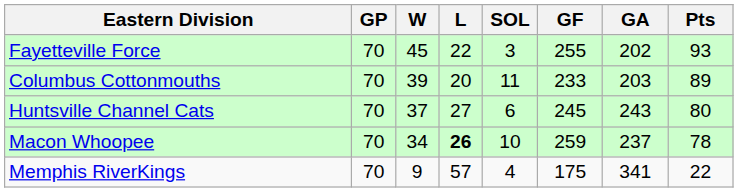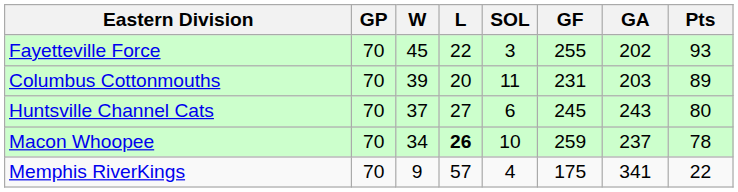(570, 80) 233 -> (570, 80) 231
